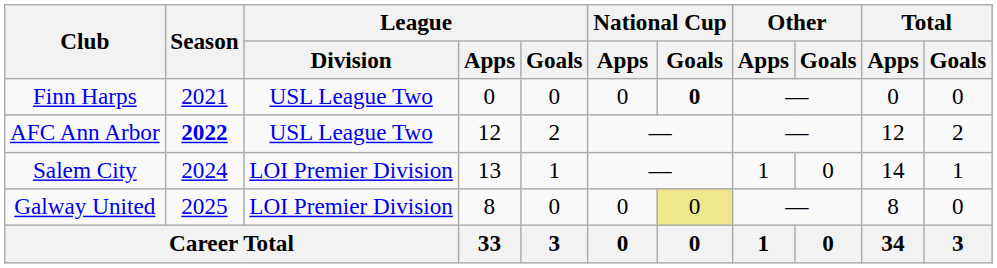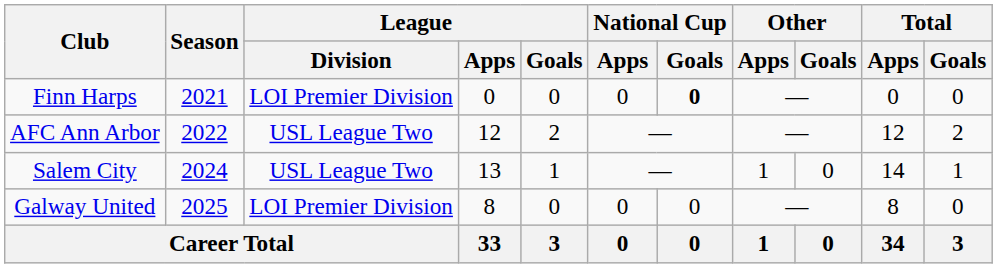(351, 96) USL League Two -> (351, 96) LOI Premier Division
(204, 133) bold -> (204, 133) normal
(351, 170) LOI Premier Division -> (351, 170) USL League Two
(695, 206) khaki background -> (695, 206) no background
